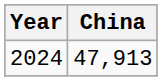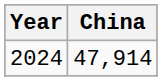(113, 59) 47,913 -> (113, 59) 47,914
